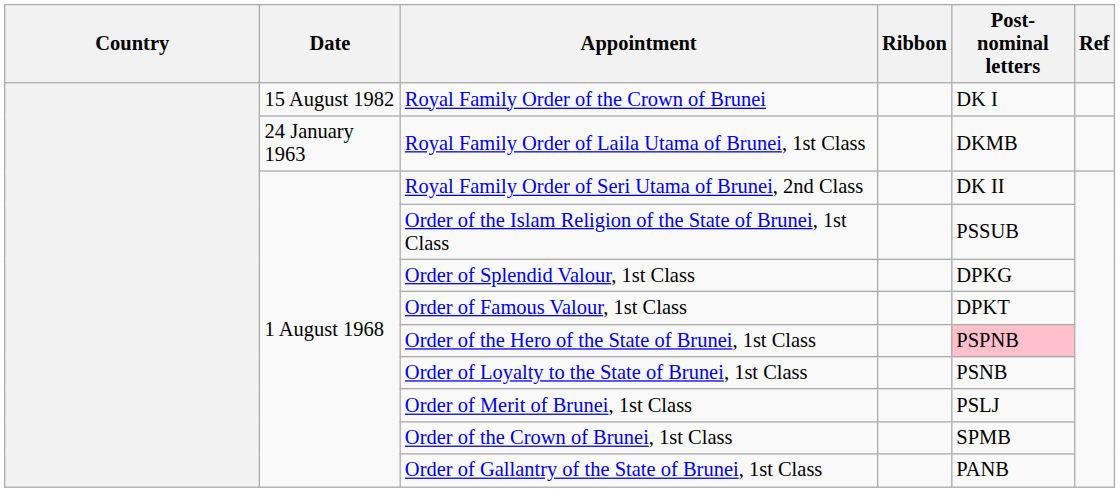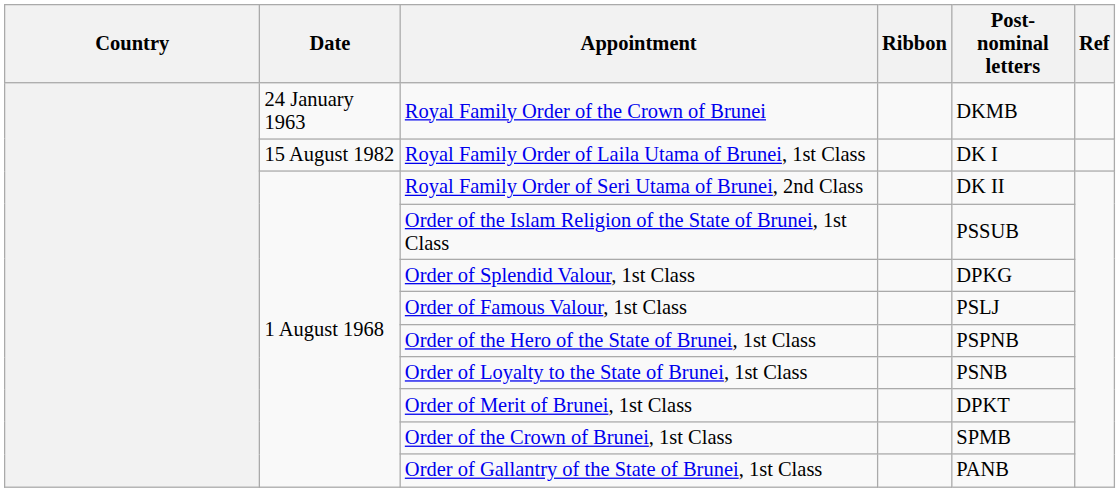(329, 99) 15 August 1982 -> (309, 110) 24 January 1963
(977, 99) DK I -> (987, 110) DKMB
(309, 143) 24 January 1963 -> (329, 154) 15 August 1982
(987, 143) DKMB -> (977, 154) DK I
(983, 307) DPKT -> (978, 307) PSLJ
(988, 340) pink background -> (988, 340) no background
(978, 405) PSLJ -> (983, 405) DPKT
